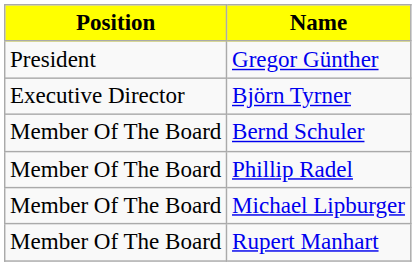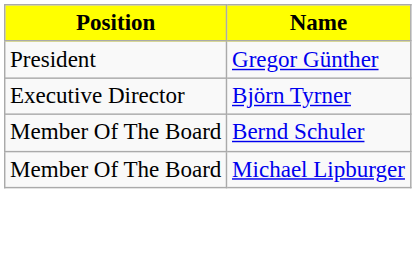- row: (292, 168)
- row: (305, 242)
